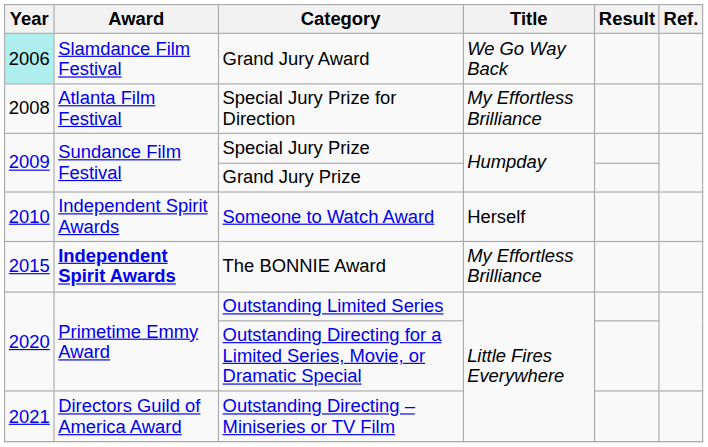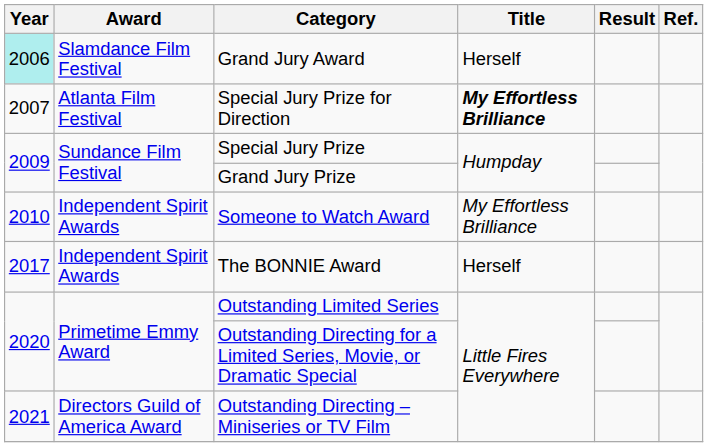(516, 58) We Go Way Back -> (492, 58) Herself
(29, 108) 2008 -> (29, 108) 2007
(520, 108) normal -> (520, 108) bold
(496, 216) Herself -> (516, 216) My Effortless Brilliance
(29, 266) 2015 -> (29, 266) 2017
(117, 266) bold -> (133, 266) normal
(520, 266) My Effortless Brilliance -> (492, 266) Herself
